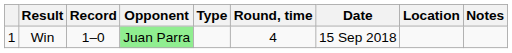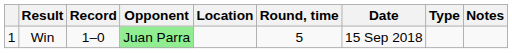columns swapped: (212, 15) <-> (431, 15)
(273, 37) 4 -> (299, 37) 5
